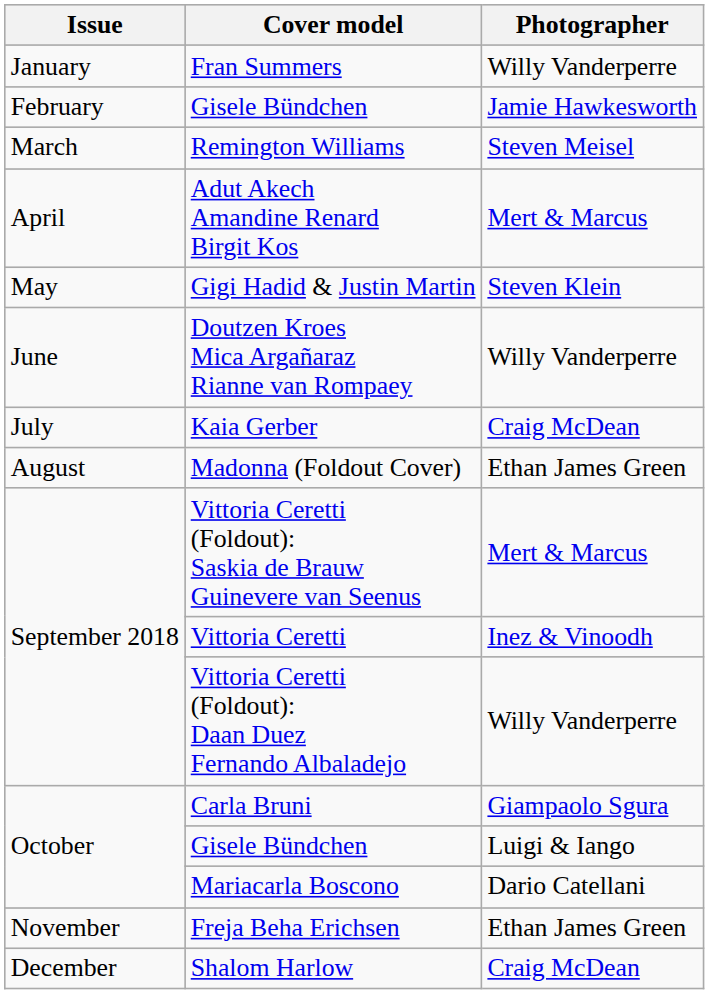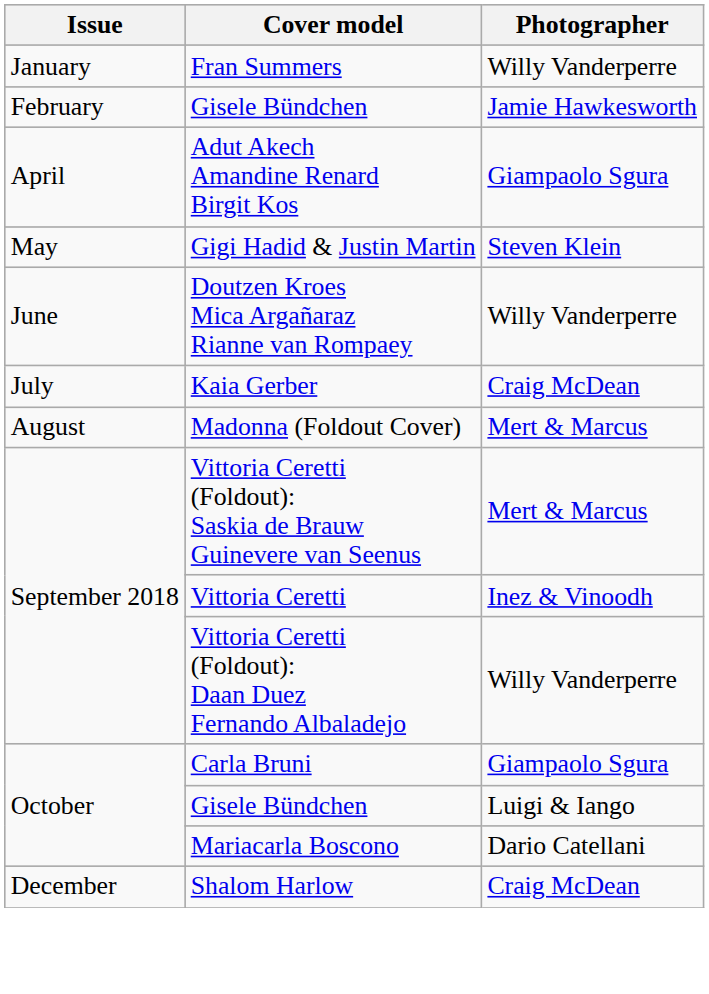- row: (44, 147)
(568, 217) Mert & Marcus -> (578, 176) Giampaolo Sgura
(587, 467) Ethan James Green -> (568, 426) Mert & Marcus
- row: (65, 927)
